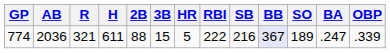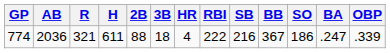(162, 36) 15 -> (162, 36) 18
(187, 36) 5 -> (187, 36) 4
(273, 36) lavender background -> (273, 36) no background
(302, 36) 189 -> (302, 36) 186
